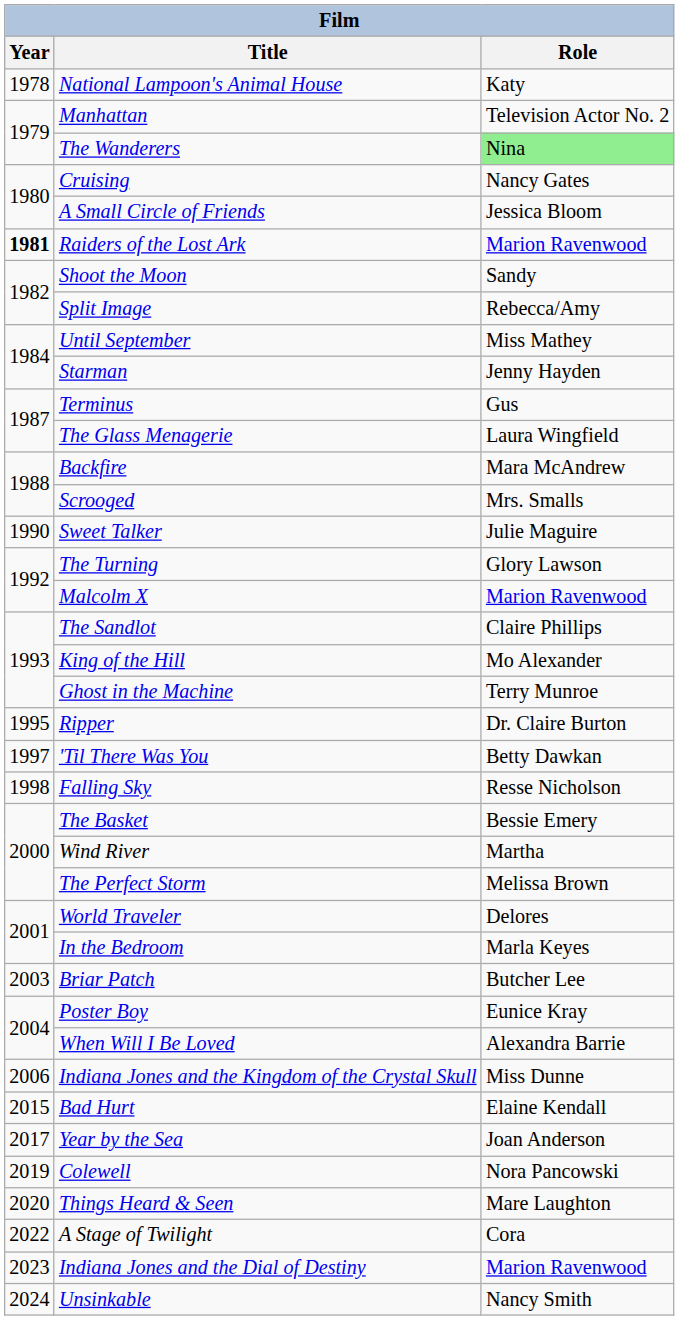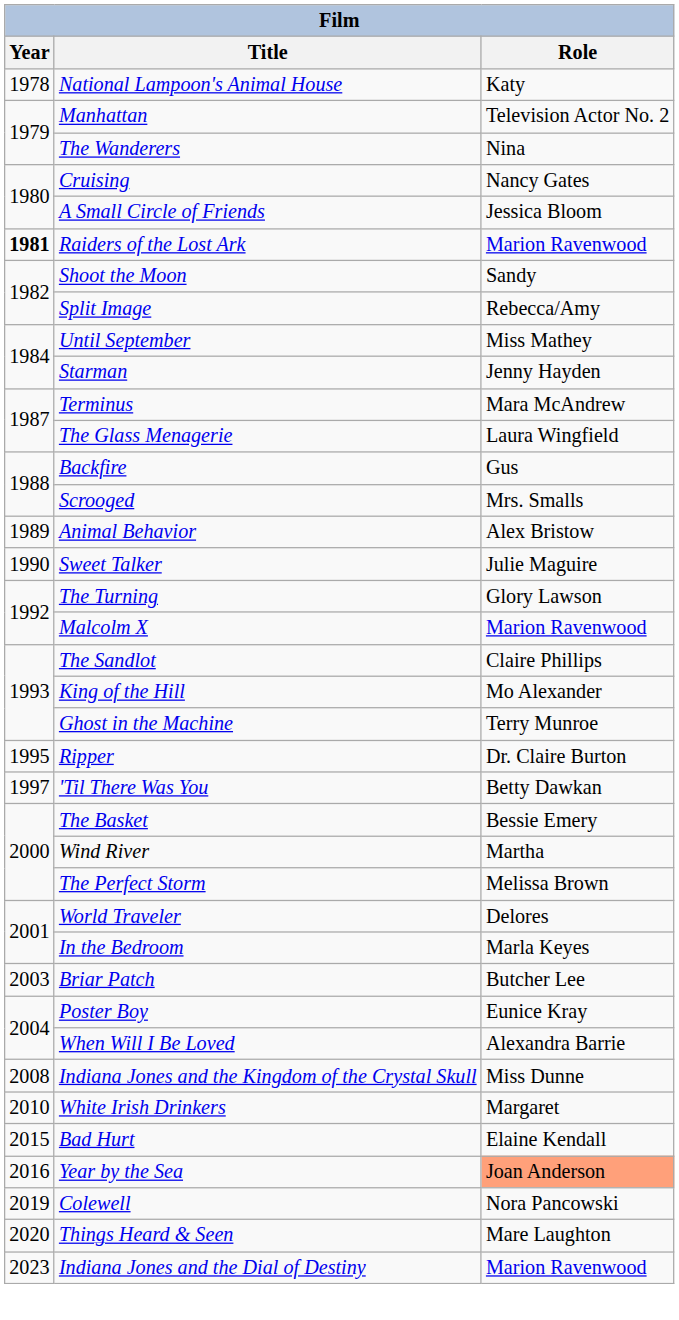(506, 148) lightgreen background -> (506, 148) no background
(502, 404) Gus -> (556, 404) Mara McAndrew
(556, 468) Mara McAndrew -> (502, 468) Gus
+ row: (127, 532)
- row: (105, 787)
(29, 1075) 2006 -> (29, 1075) 2008
+ row: (142, 1107)
(29, 1139) 2017 -> (29, 1171) 2016
(546, 1139) no background -> (546, 1171) lightsalmon background
- row: (136, 1235)
- row: (105, 1299)
